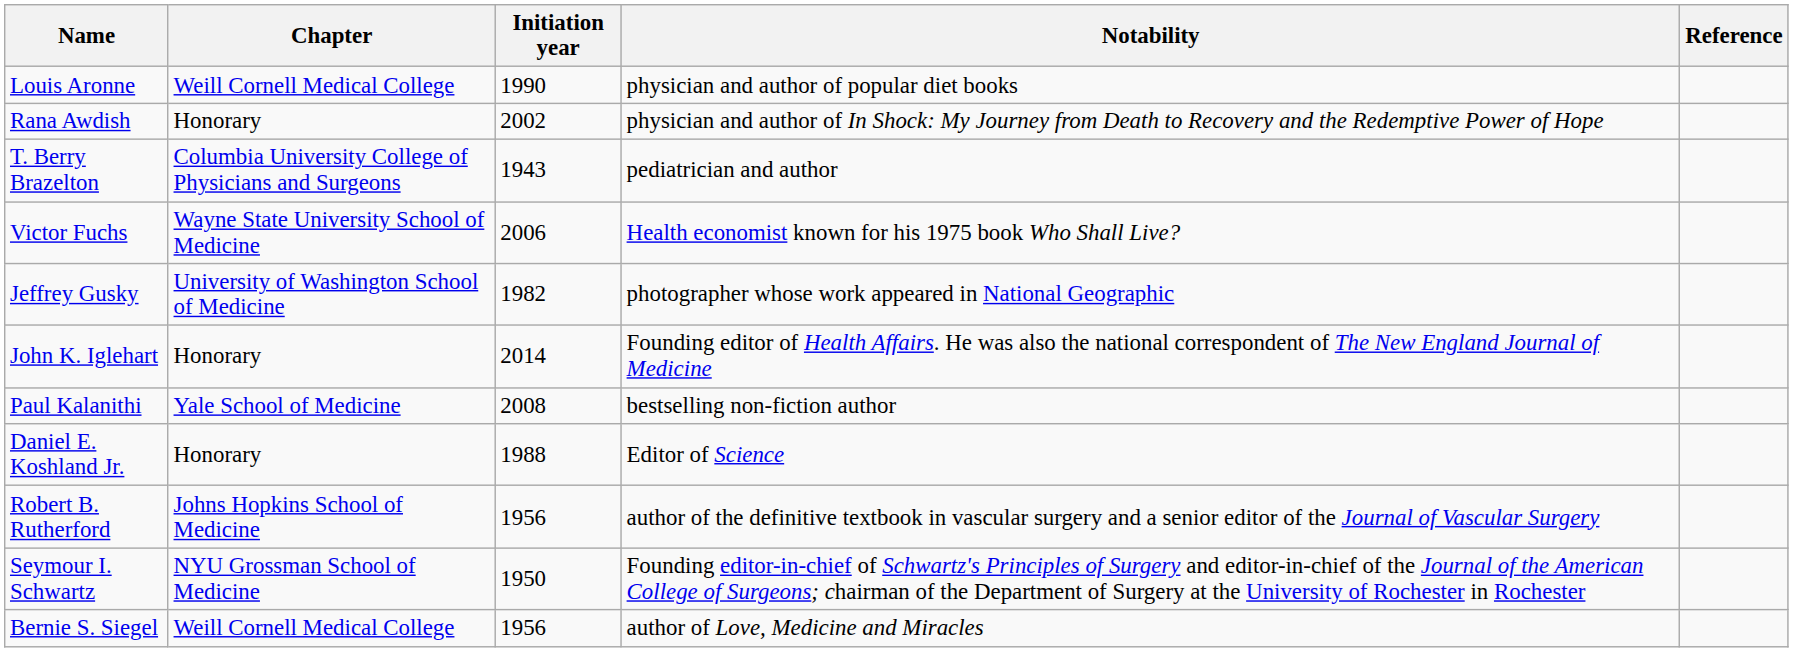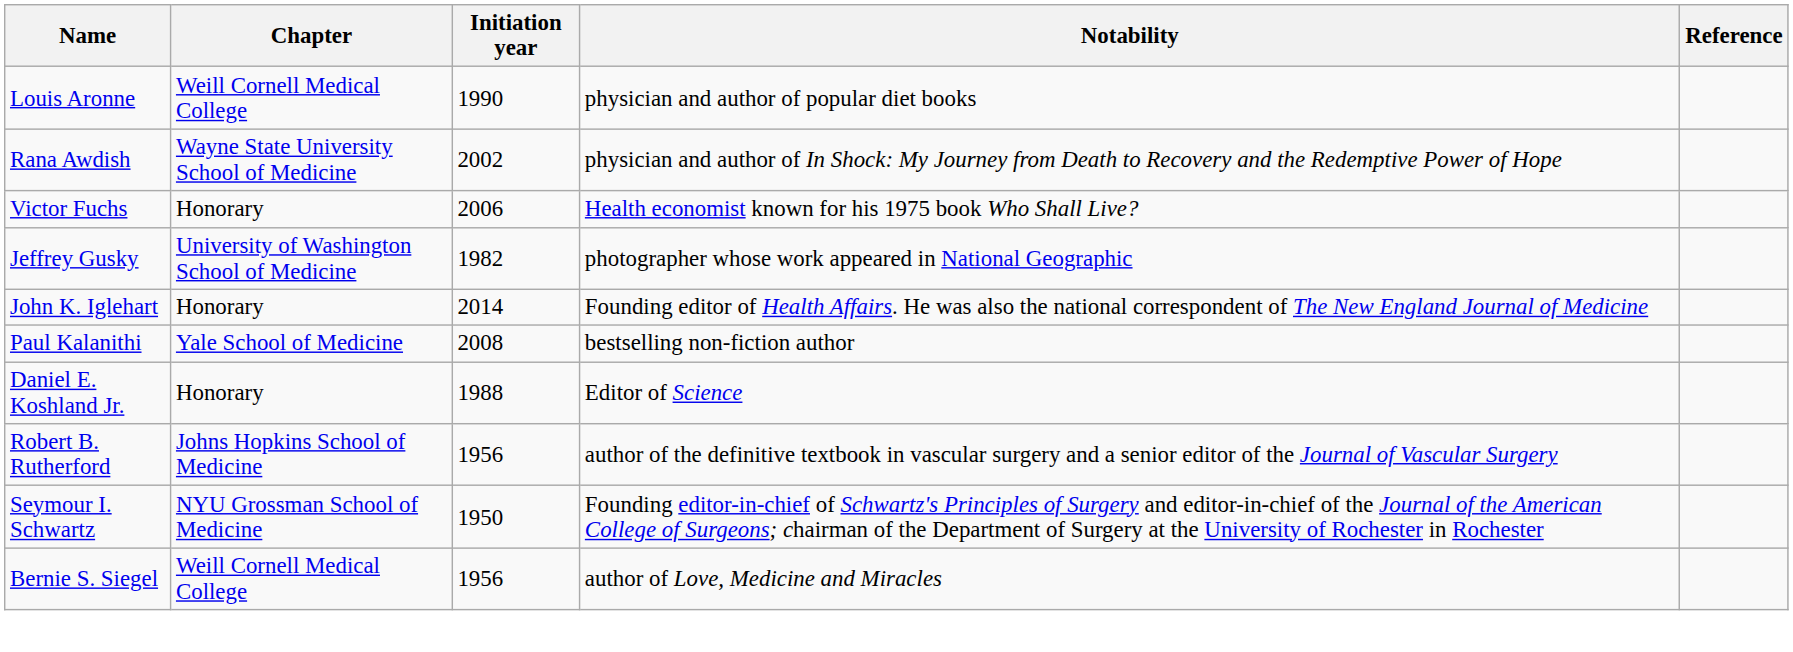(217, 120) Honorary -> (284, 159) Wayne State University School of Medicine
- row: (54, 170)
(329, 232) Wayne State University School of Medicine -> (220, 208) Honorary
